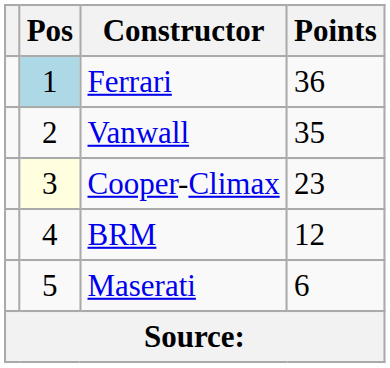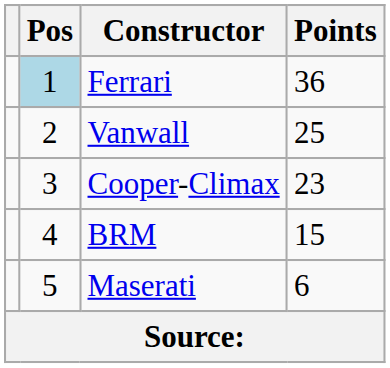(310, 132) 35 -> (310, 132) 25
(50, 183) lightyellow background -> (50, 183) no background
(310, 234) 12 -> (310, 234) 15
